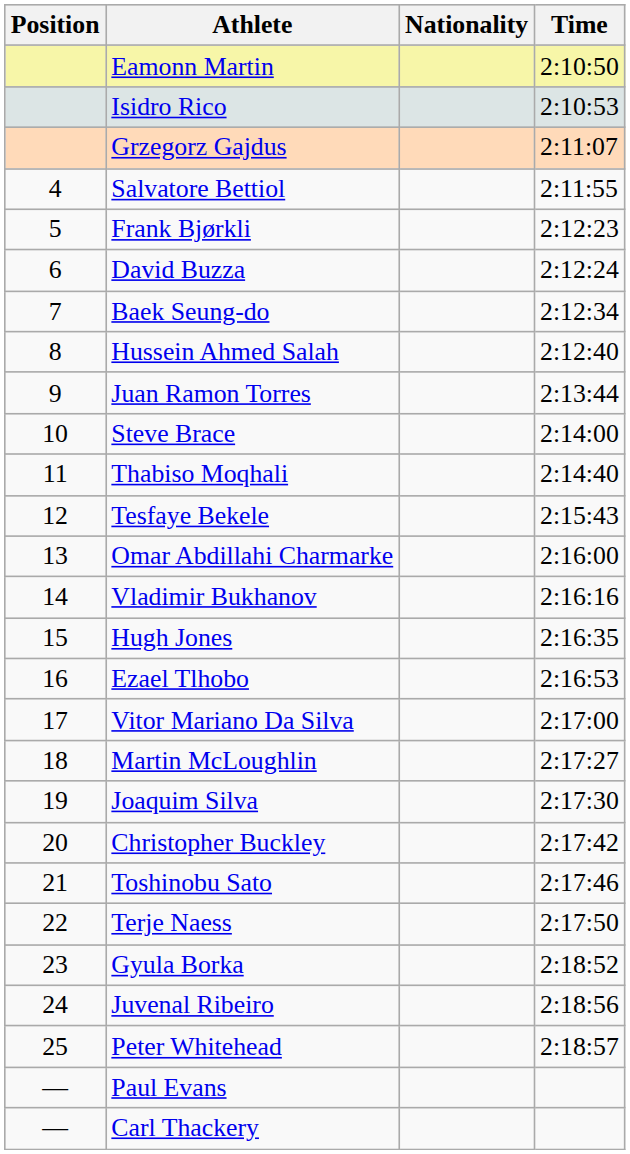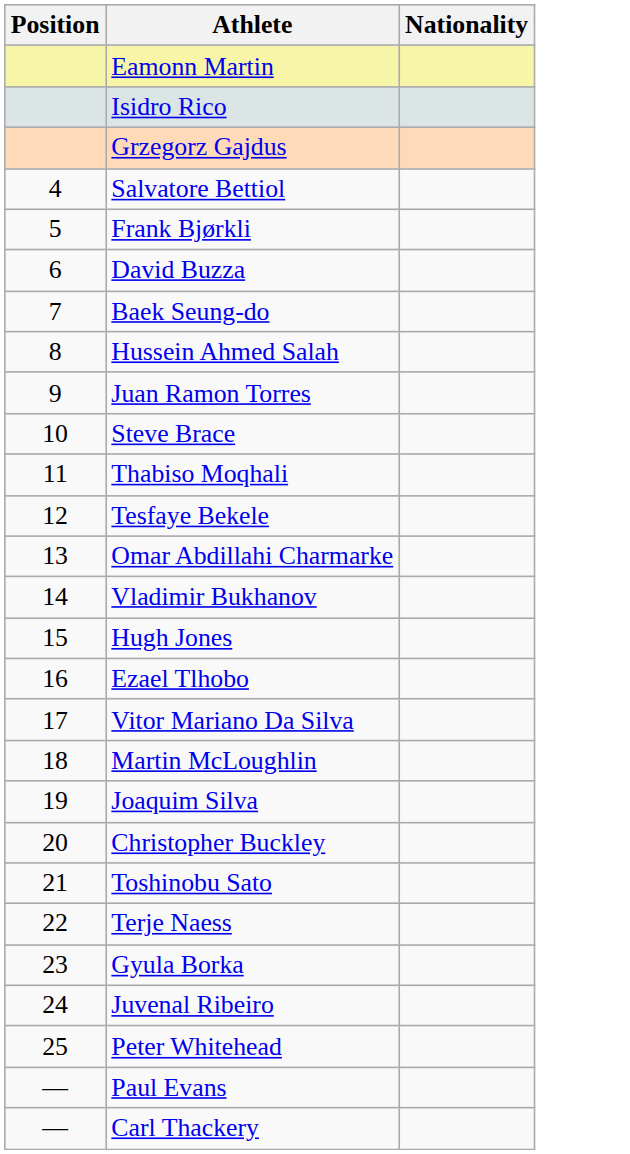- column: (579, 24)
